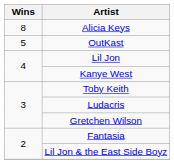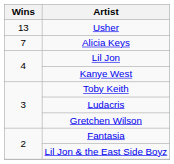+ row: (106, 27)
(23, 27) 8 -> (23, 43) 7
- row: (106, 43)
